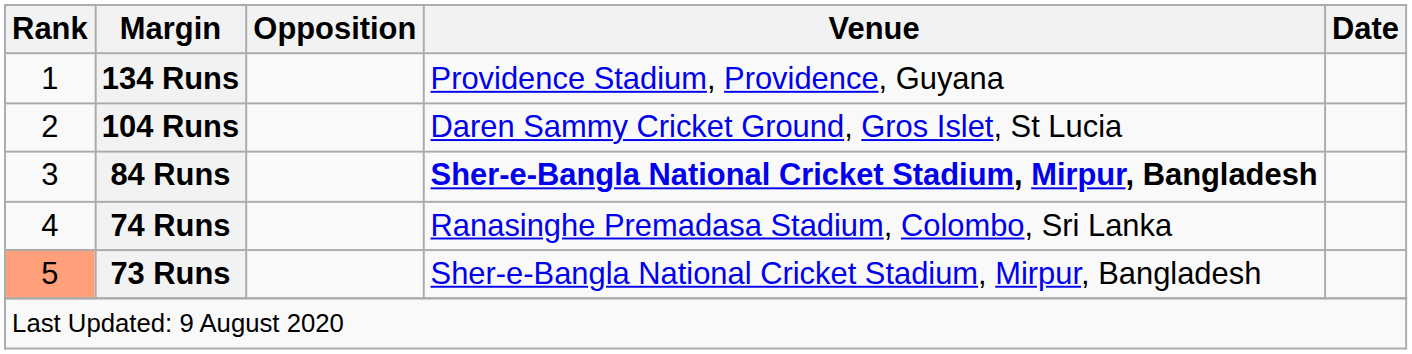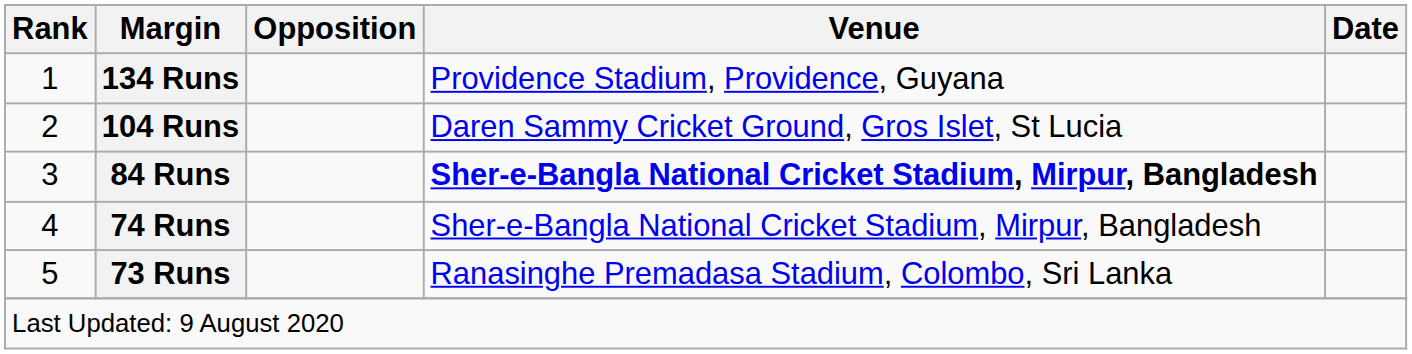(801, 224) Ranasinghe Premadasa Stadium, Colombo, Sri Lanka -> (846, 224) Sher-e-Bangla National Cricket Stadium, Mirpur, Bangladesh
(50, 273) lightsalmon background -> (50, 273) no background
(846, 273) Sher-e-Bangla National Cricket Stadium, Mirpur, Bangladesh -> (801, 273) Ranasinghe Premadasa Stadium, Colombo, Sri Lanka
